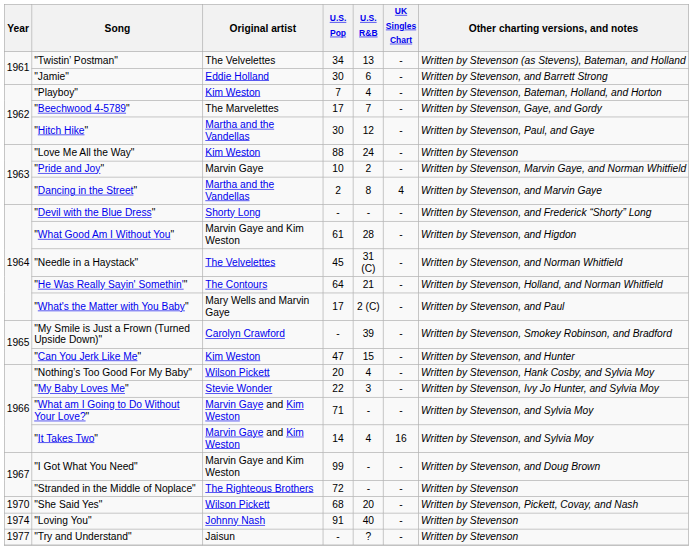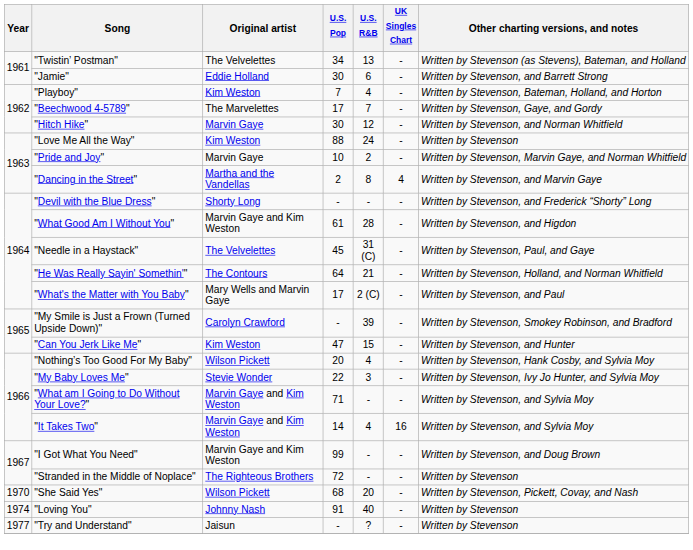(240, 130) Martha and the Vandellas -> (234, 125) Marvin Gaye
(508, 130) Written by Stevenson, Paul, and Gaye -> (522, 125) Written by Stevenson, and Norman Whitfield
(522, 262) Written by Stevenson, and Norman Whitfield -> (508, 251) Written by Stevenson, Paul, and Gaye
